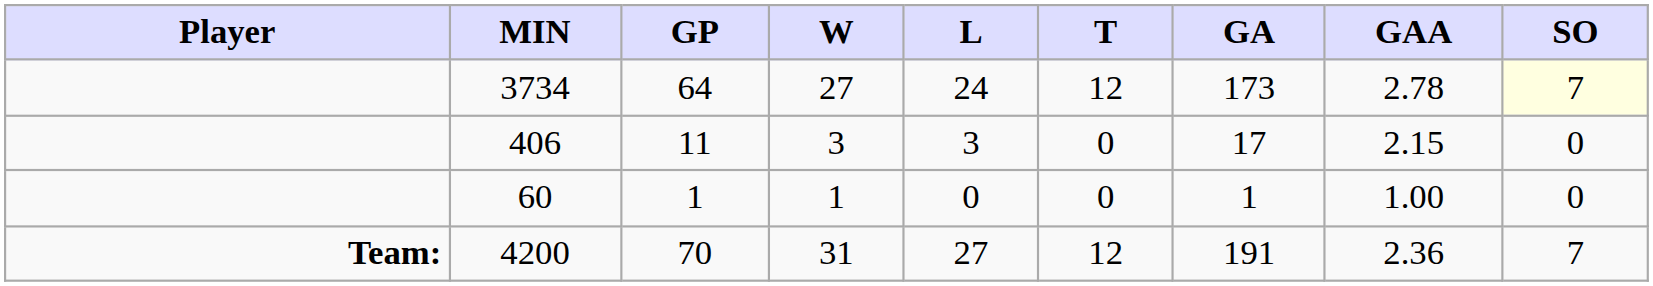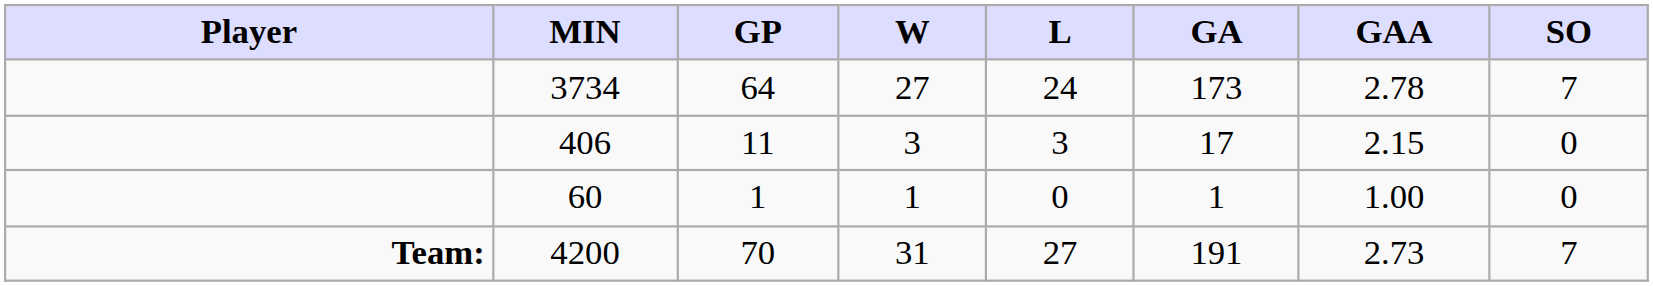- column: (1106, 32)
(1575, 87) lightyellow background -> (1569, 87) no background
(1414, 252) 2.36 -> (1394, 252) 2.73
